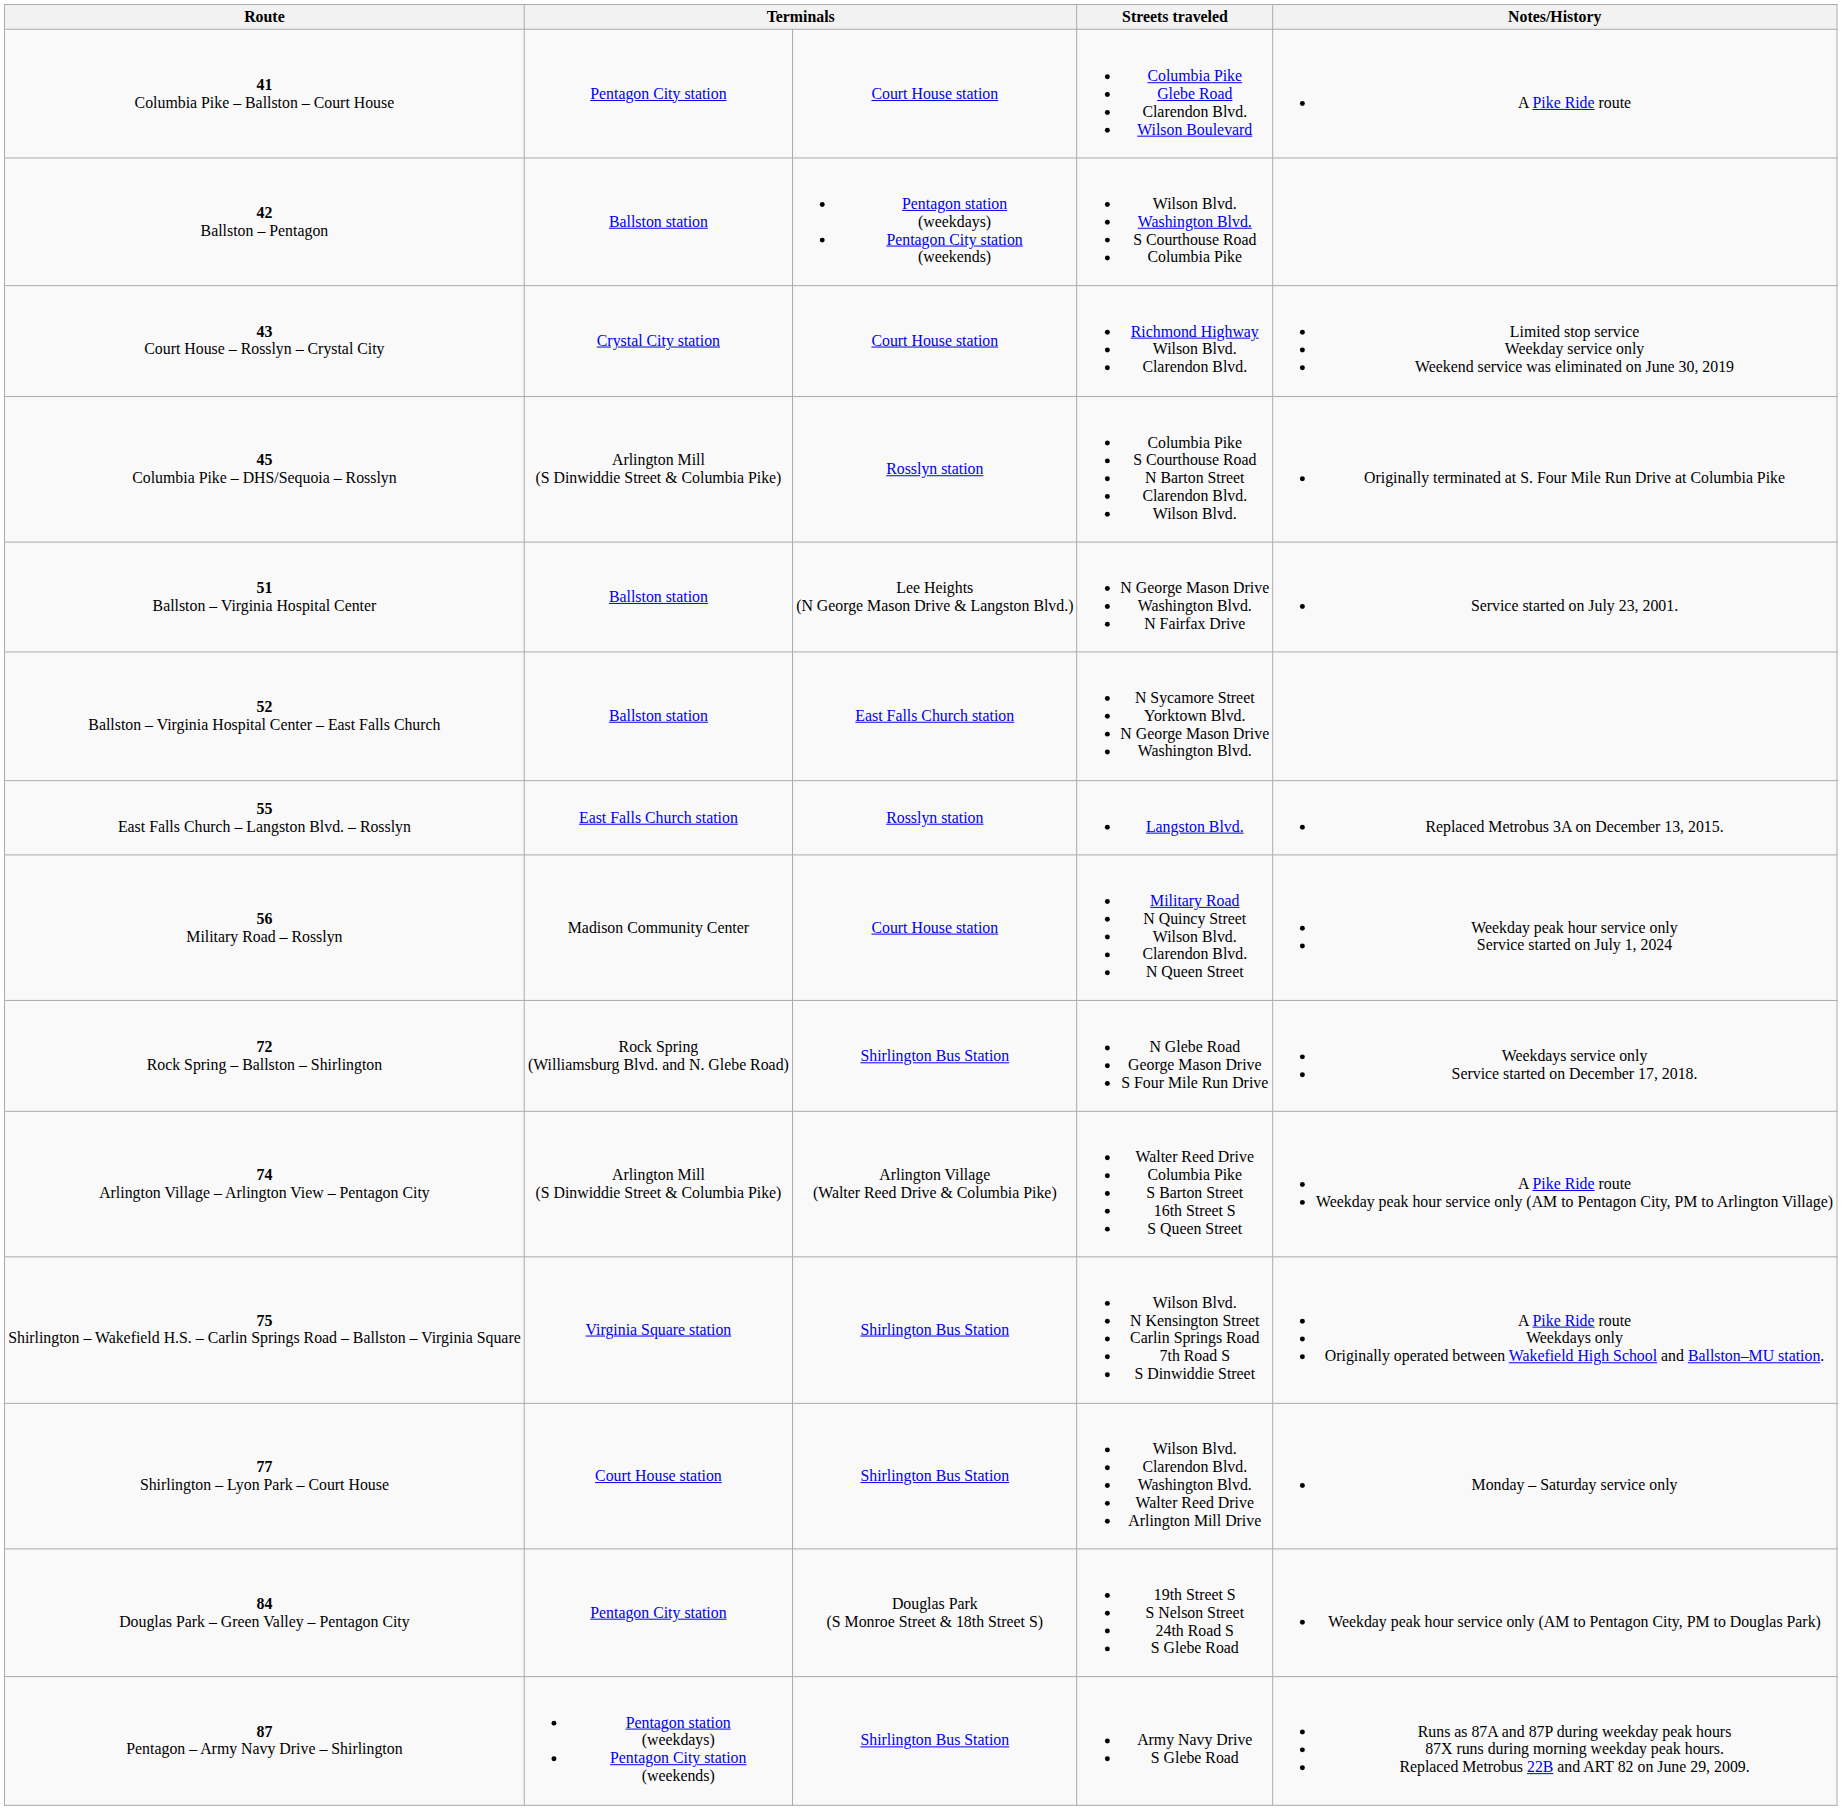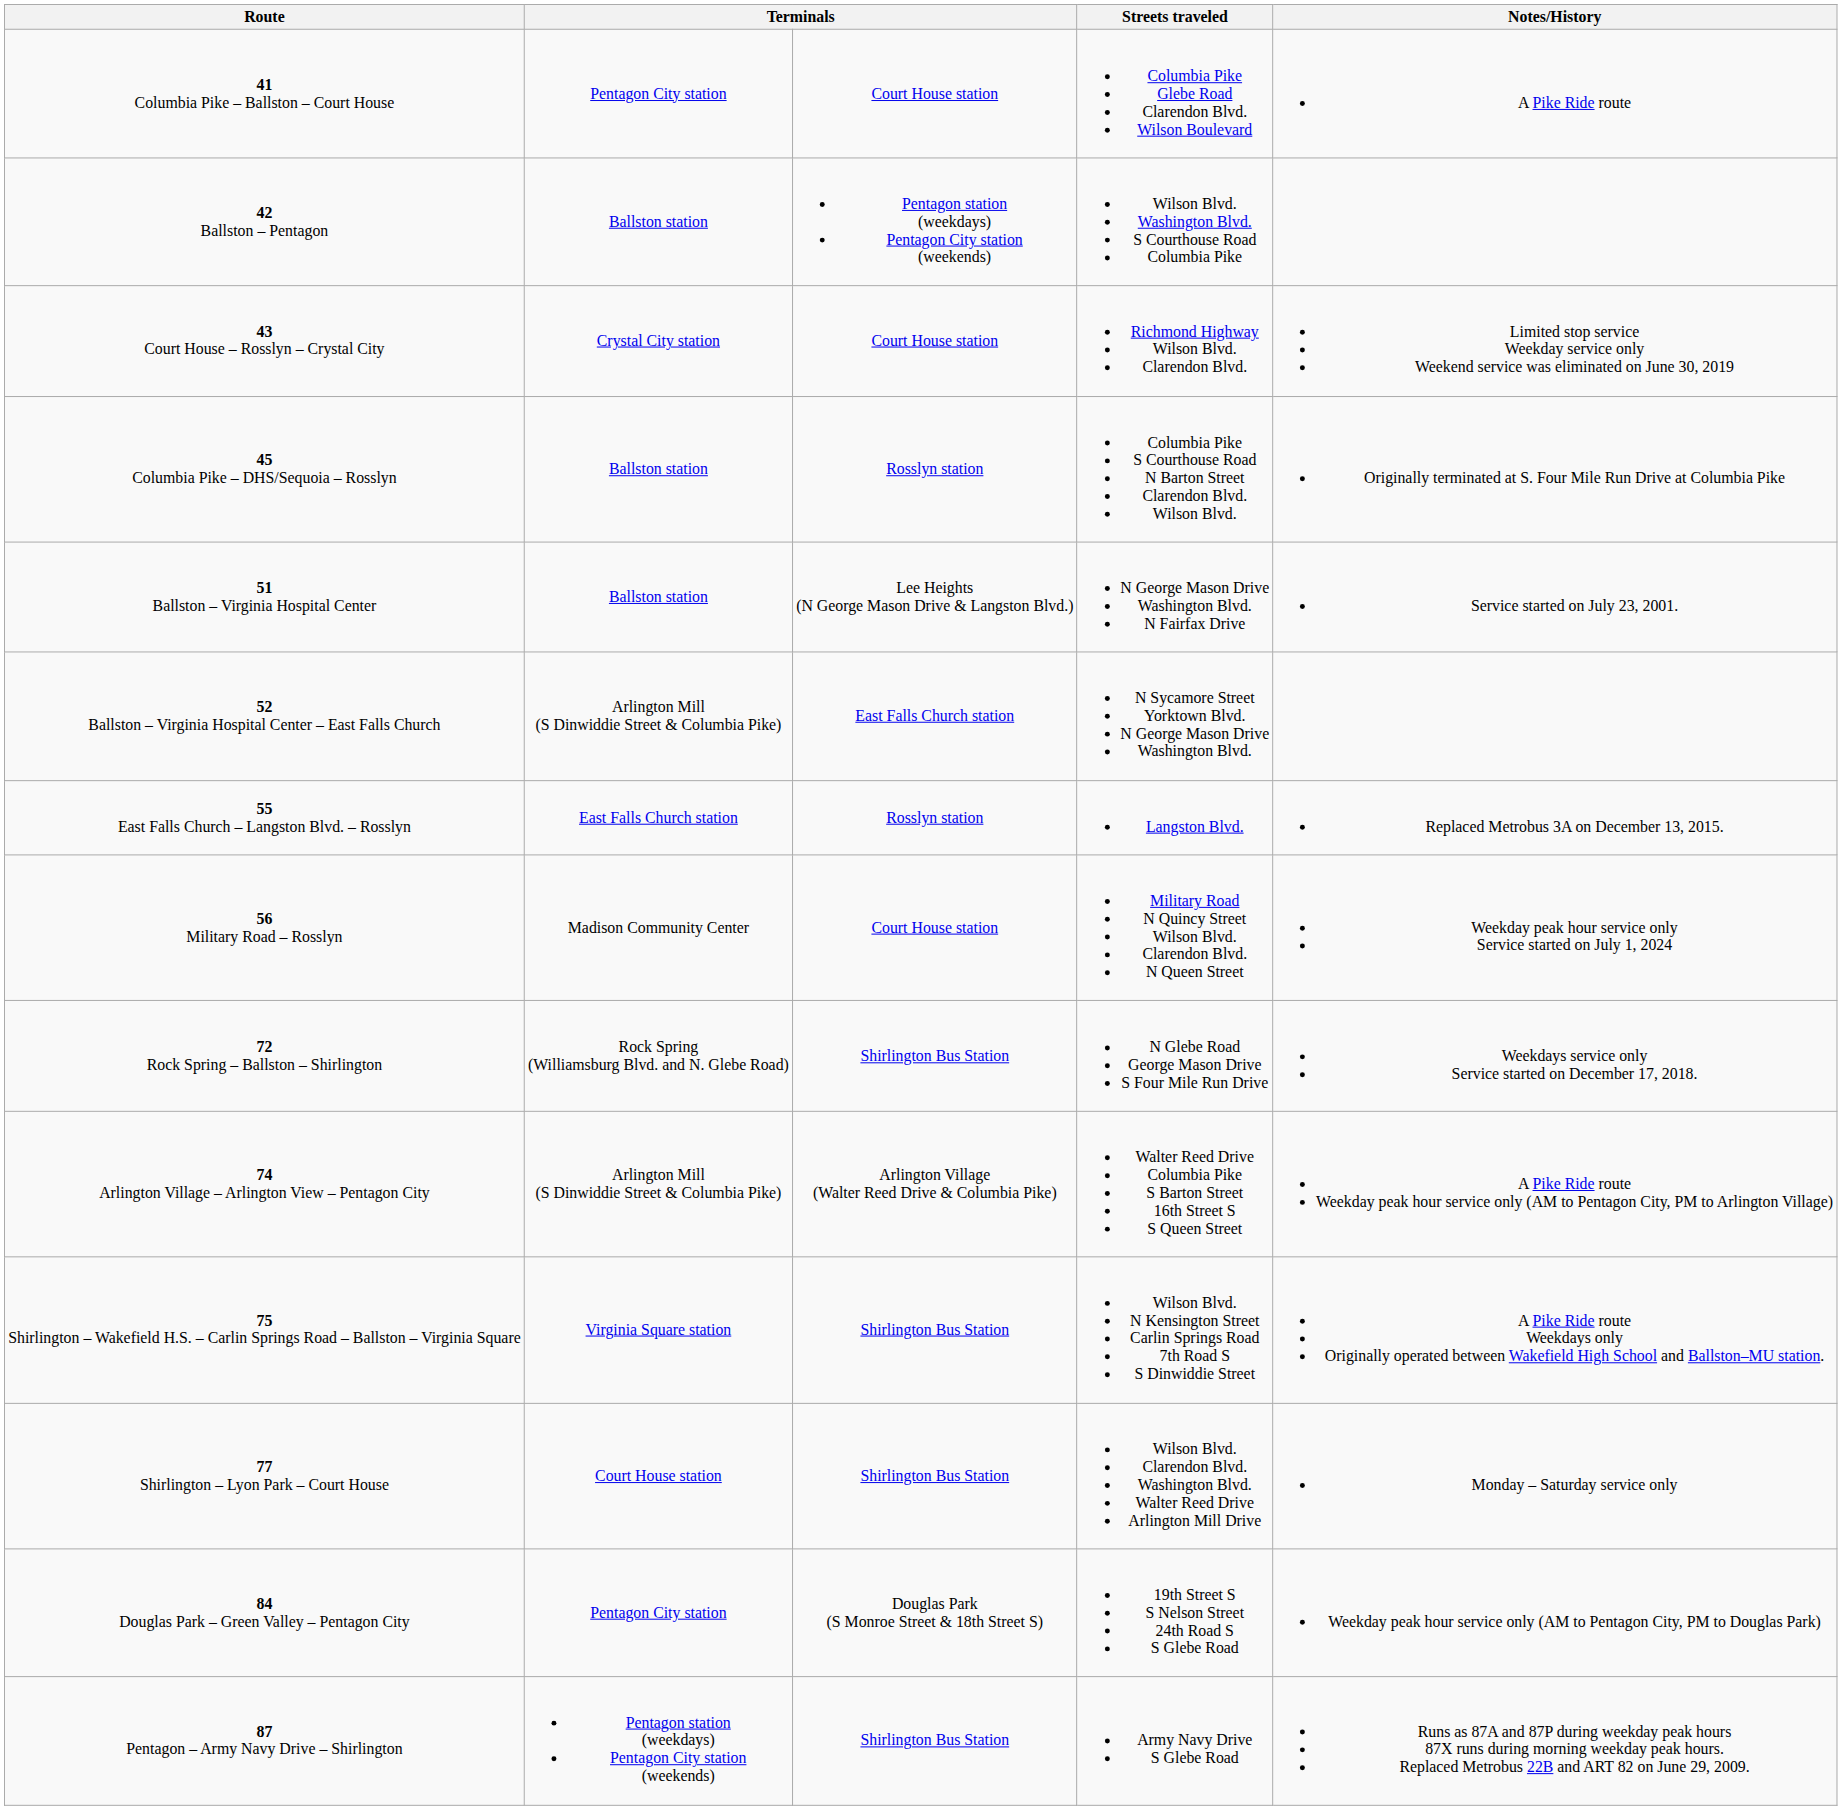(658, 468) Arlington Mill (S Dinwiddie Street & Columbia Pike) -> (658, 468) Ballston station
(658, 716) Ballston station -> (658, 716) Arlington Mill (S Dinwiddie Street & Columbia Pike)
